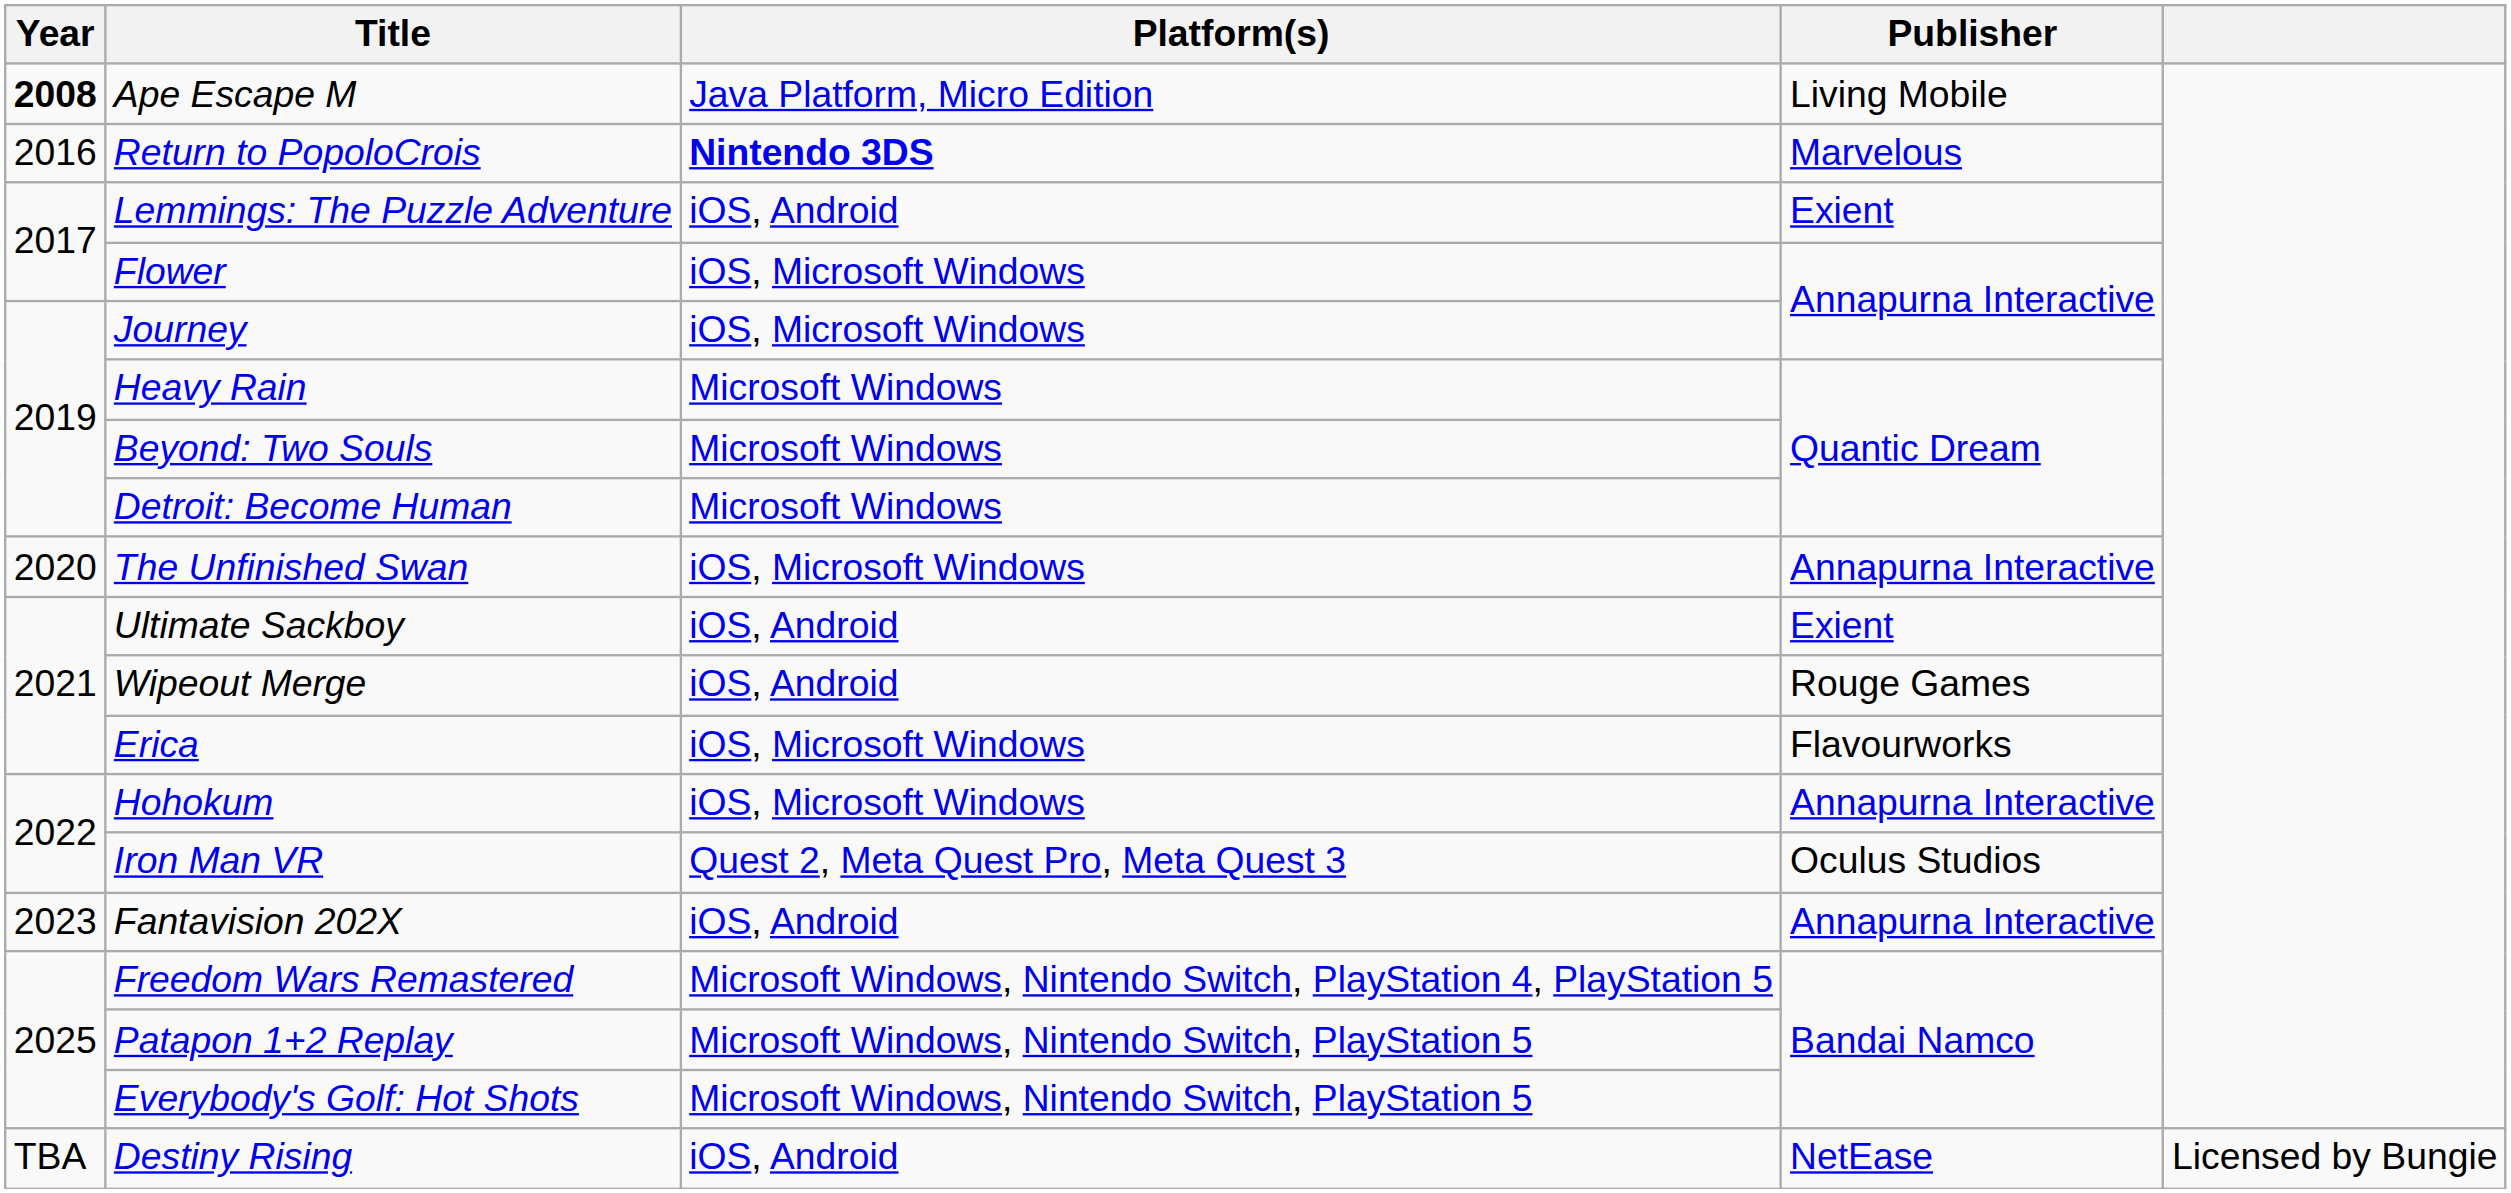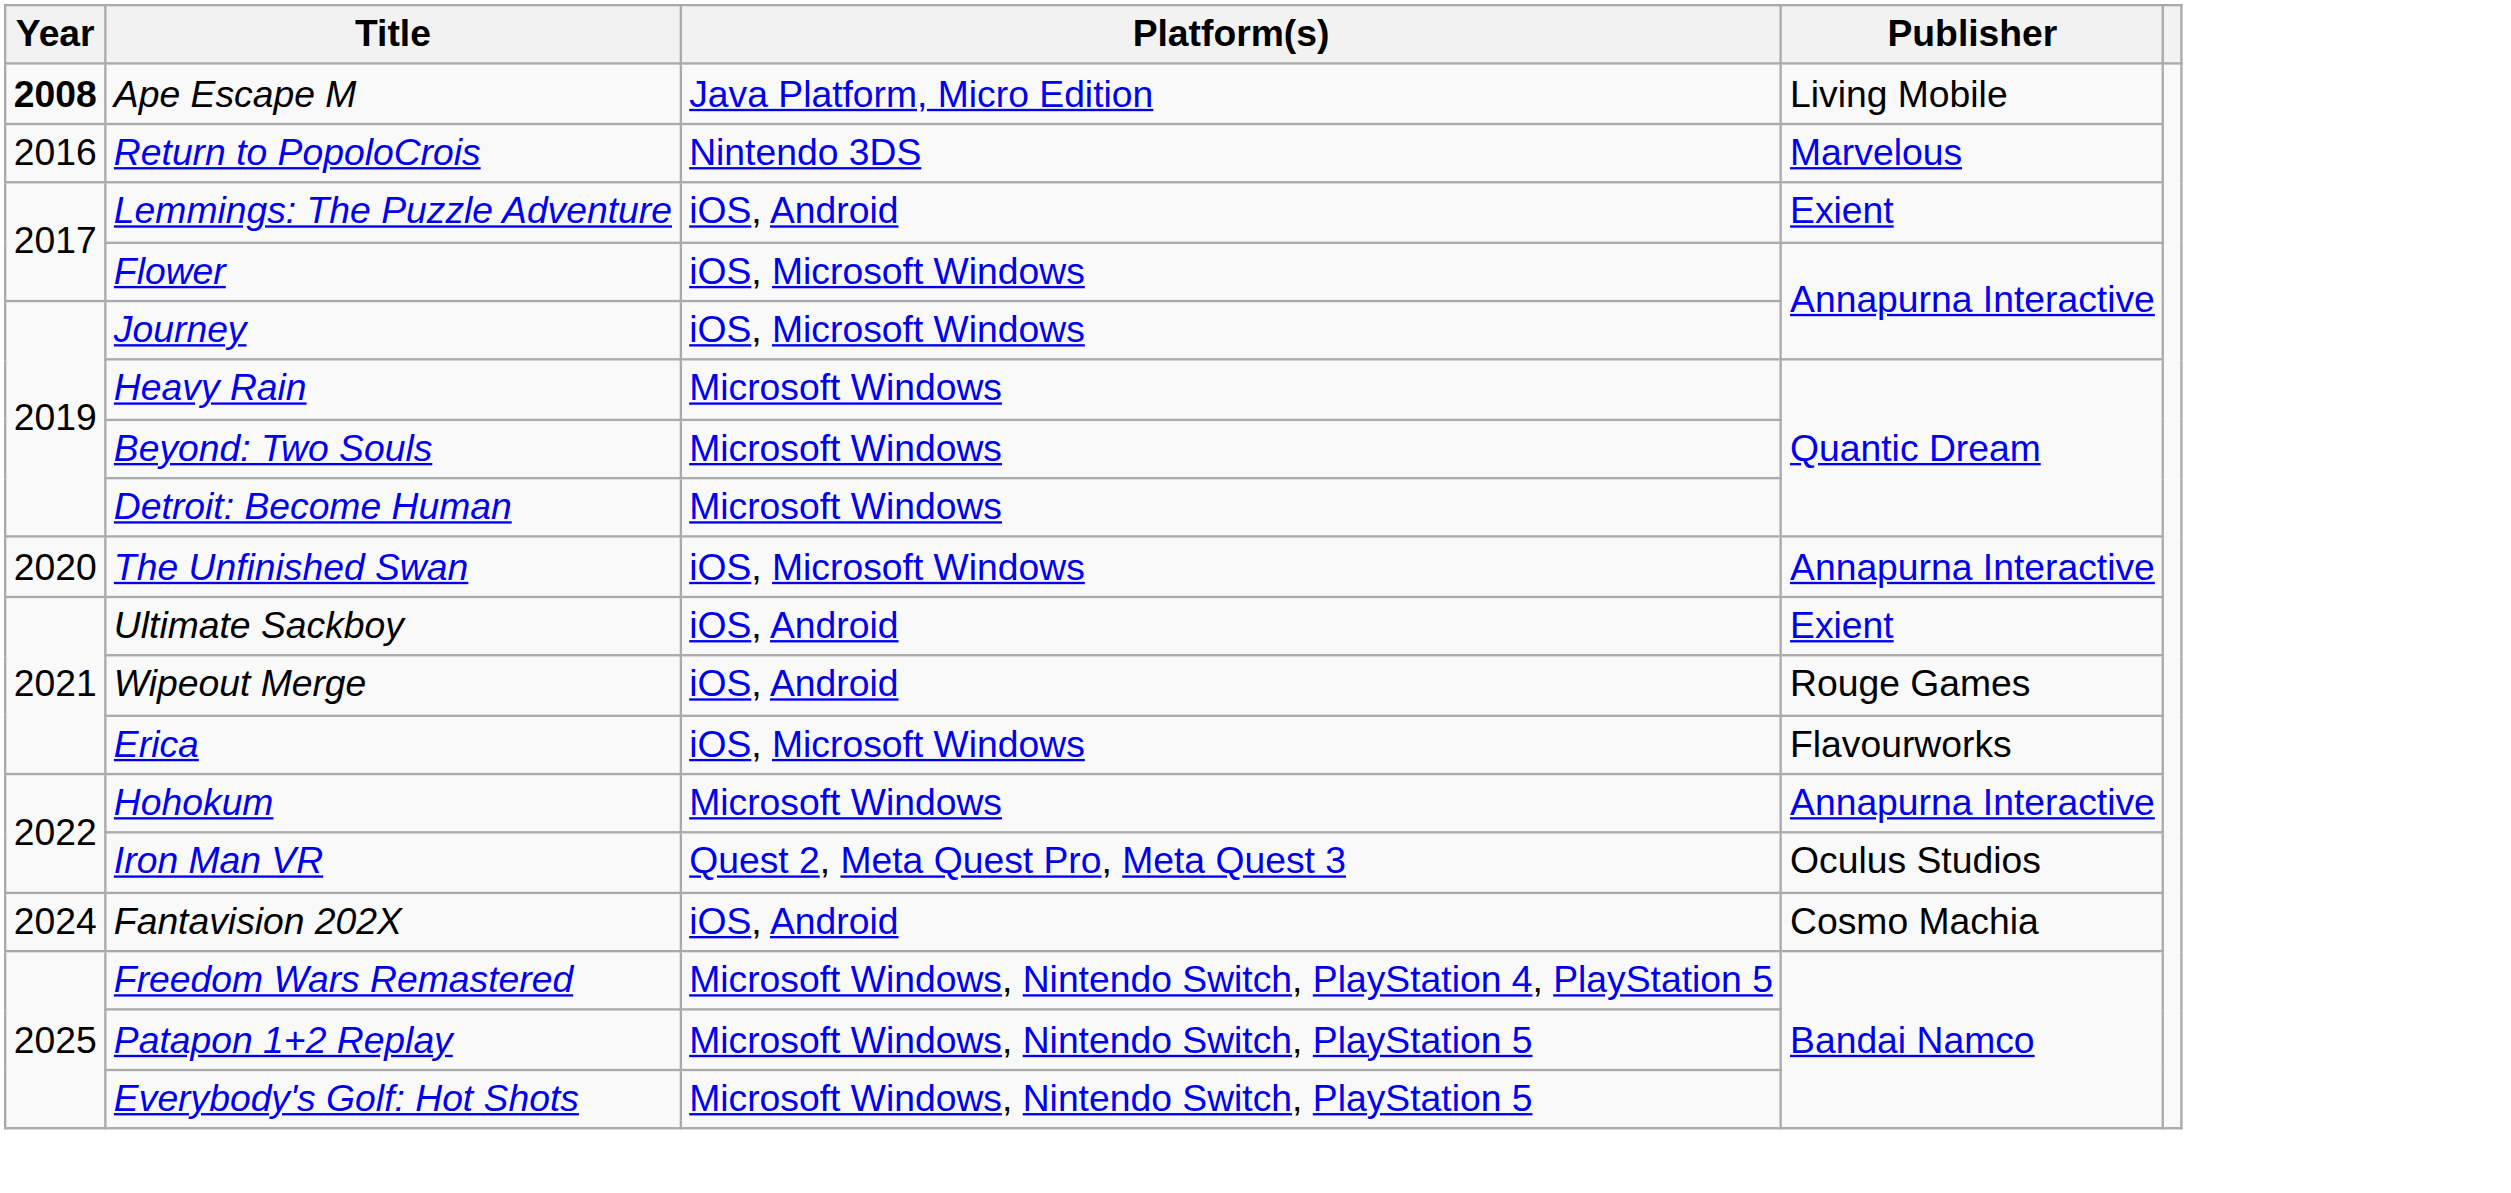(811, 152) bold -> (805, 152) normal
(887, 802) iOS, Microsoft Windows -> (846, 802) Microsoft Windows
(55, 920) 2023 -> (55, 920) 2024
(1972, 920) Annapurna Interactive -> (1914, 920) Cosmo Machia
- row: (233, 1157)
